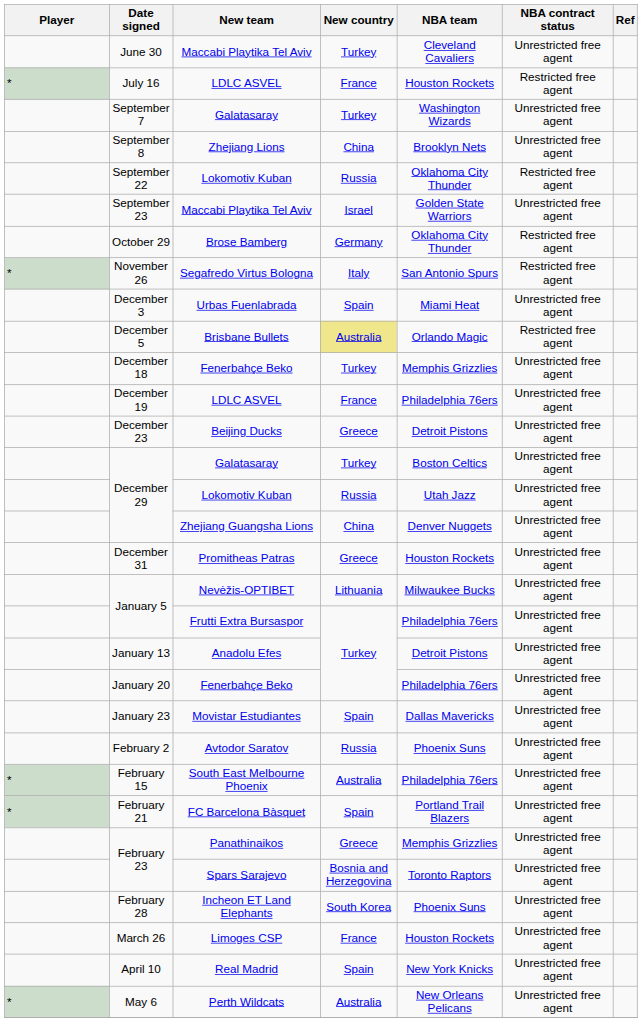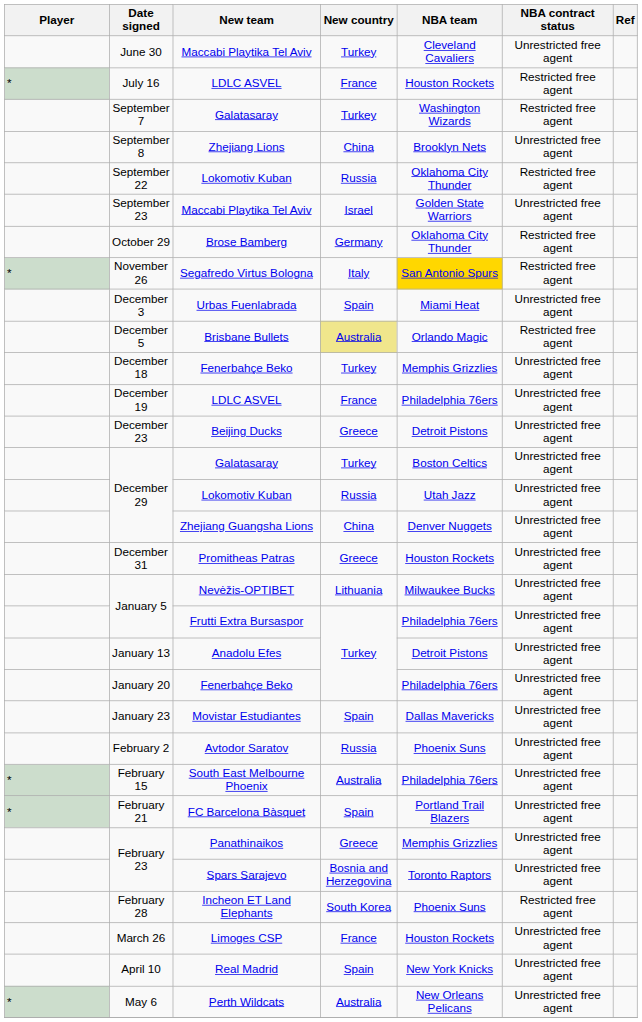(558, 115) Unrestricted free agent -> (558, 115) Restricted free agent
(450, 273) no background -> (450, 273) gold background
(558, 906) Unrestricted free agent -> (558, 906) Restricted free agent
